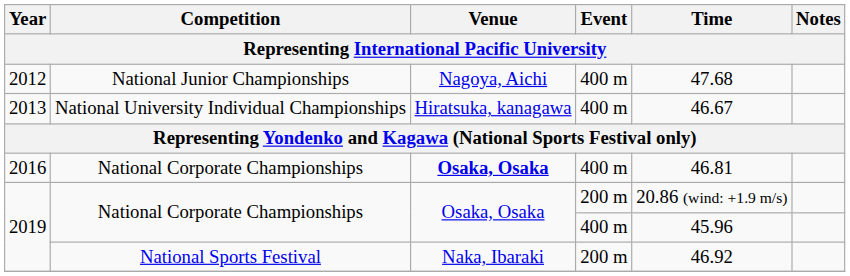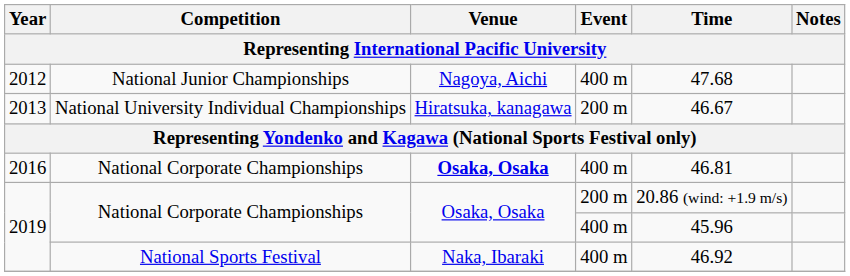(604, 108) 400 m -> (604, 108) 200 m
(604, 256) 200 m -> (604, 256) 400 m
